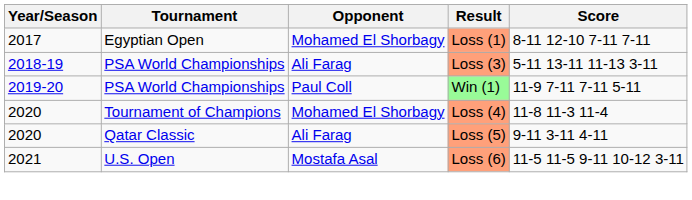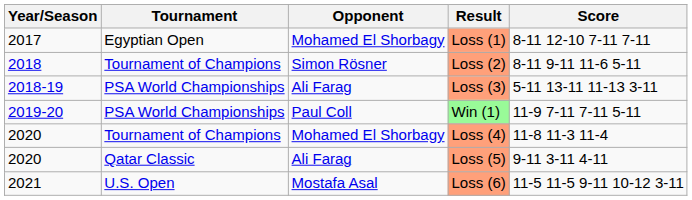+ row: (479, 64)
